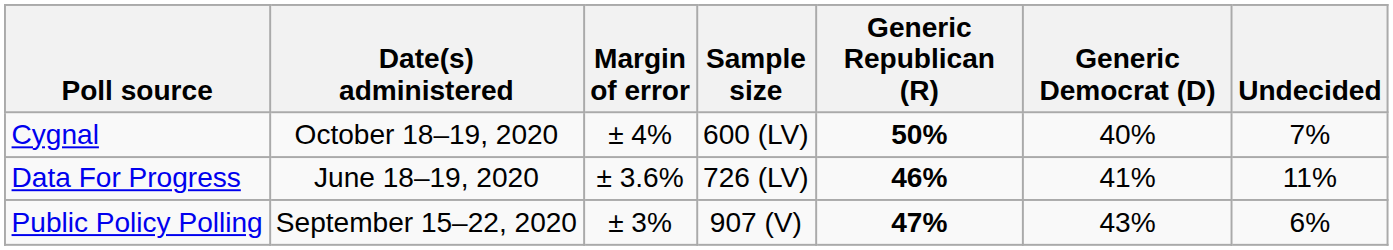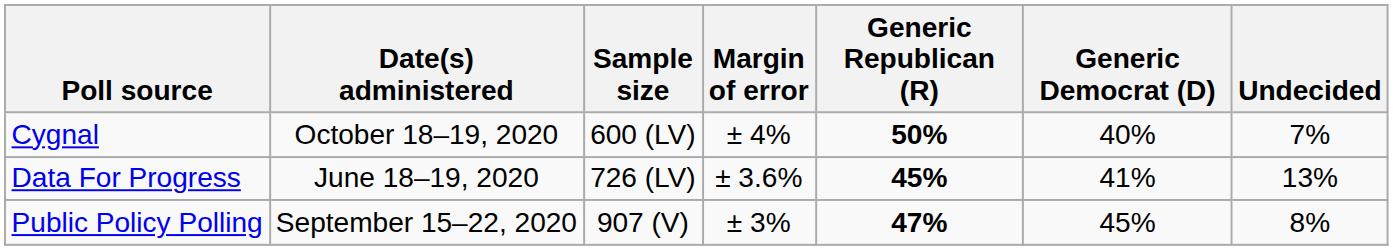columns swapped: (756, 74) <-> (640, 74)
(919, 179) 46% -> (919, 179) 45%
(1310, 179) 11% -> (1310, 179) 13%
(1128, 223) 43% -> (1128, 223) 45%
(1310, 223) 6% -> (1310, 223) 8%
